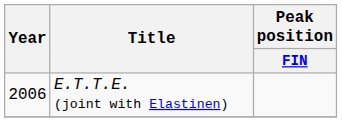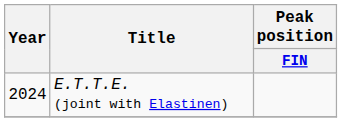(27, 95) 2006 -> (27, 95) 2024
